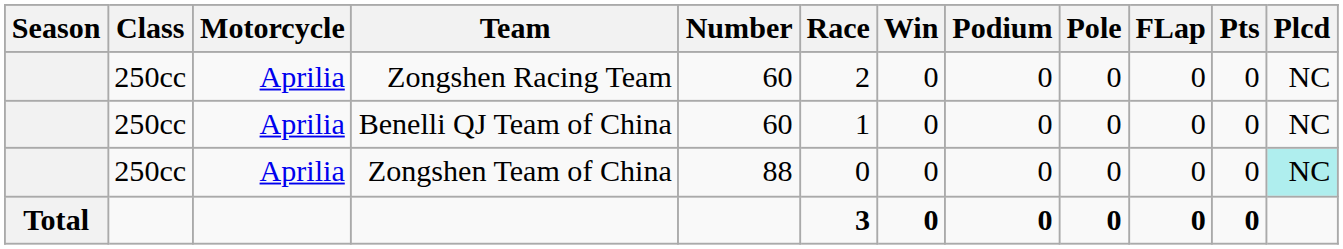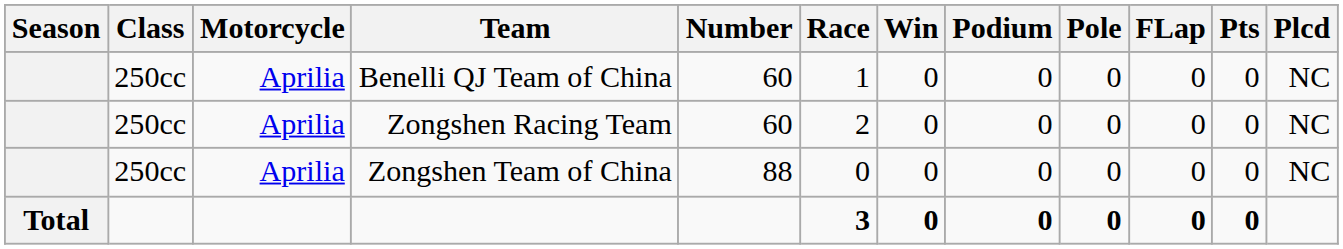rows swapped: (529, 76) <-> (515, 123)
(1309, 171) paleturquoise background -> (1309, 171) no background
